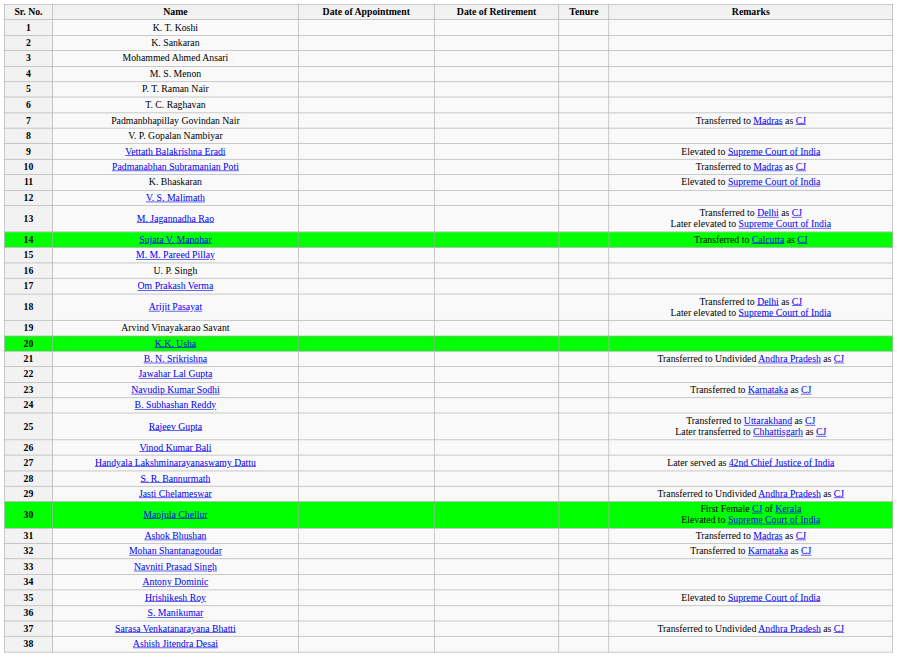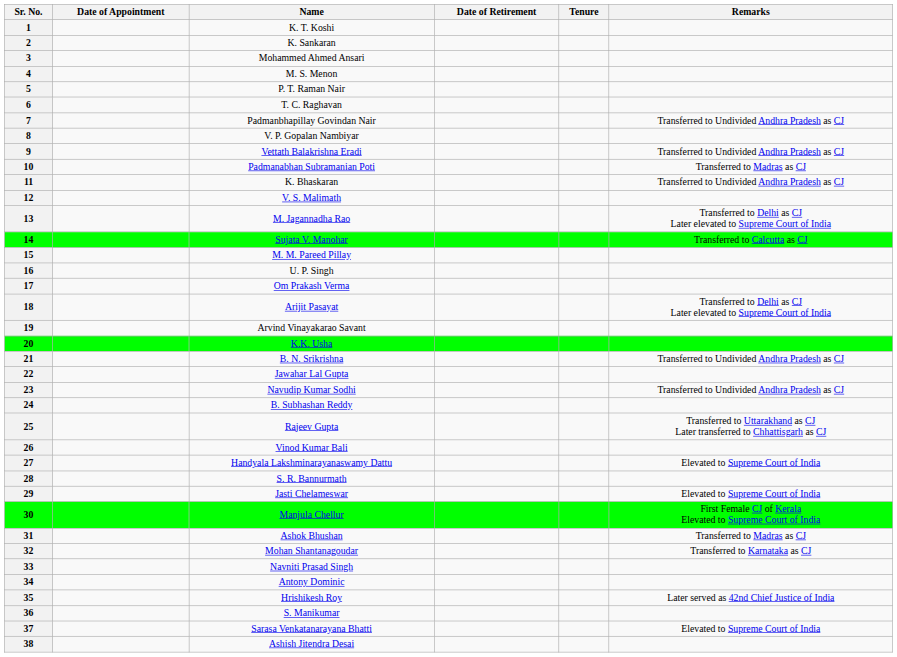columns swapped: (175, 12) <-> (366, 12)
(751, 120) Transferred to Madras as CJ -> (751, 120) Transferred to Undivided Andhra Pradesh as CJ
(751, 151) Elevated to Supreme Court of India -> (751, 151) Transferred to Undivided Andhra Pradesh as CJ
(751, 182) Elevated to Supreme Court of India -> (751, 182) Transferred to Undivided Andhra Pradesh as CJ
(751, 390) Transferred to Karnataka as CJ -> (751, 390) Transferred to Undivided Andhra Pradesh as CJ
(751, 463) Later served as 42nd Chief Justice of India -> (751, 463) Elevated to Supreme Court of India
(751, 494) Transferred to Undivided Andhra Pradesh as CJ -> (751, 494) Elevated to Supreme Court of India
(751, 597) Elevated to Supreme Court of India -> (751, 597) Later served as 42nd Chief Justice of India
(751, 628) Transferred to Undivided Andhra Pradesh as CJ -> (751, 628) Elevated to Supreme Court of India
